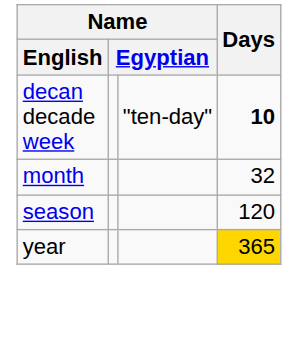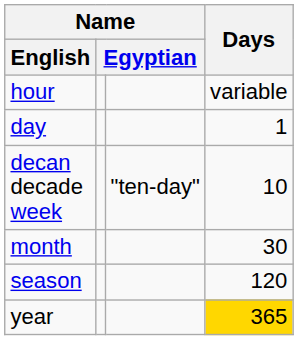+ row: (33, 92)
+ row: (28, 127)
(263, 116) bold -> (275, 186) normal
(263, 176) 32 -> (275, 246) 30
